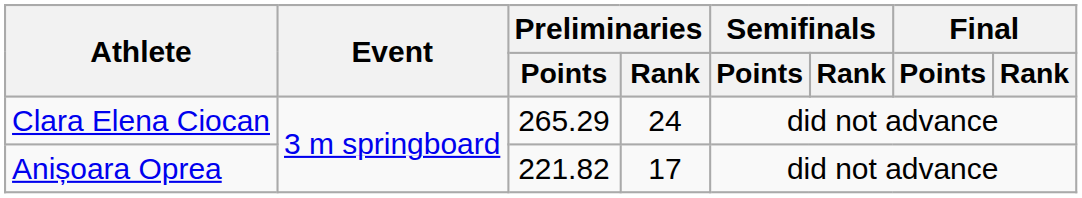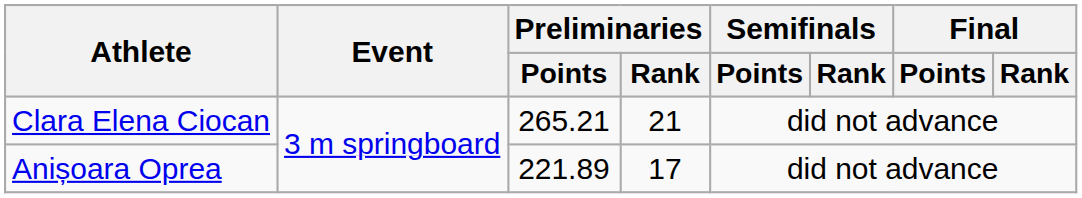(564, 121) 265.29 -> (564, 121) 265.21
(665, 121) 24 -> (665, 121) 21
(564, 168) 221.82 -> (564, 168) 221.89
